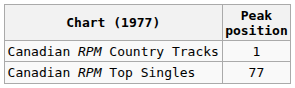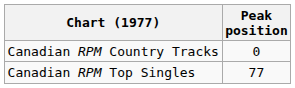(256, 51) 1 -> (256, 51) 0
